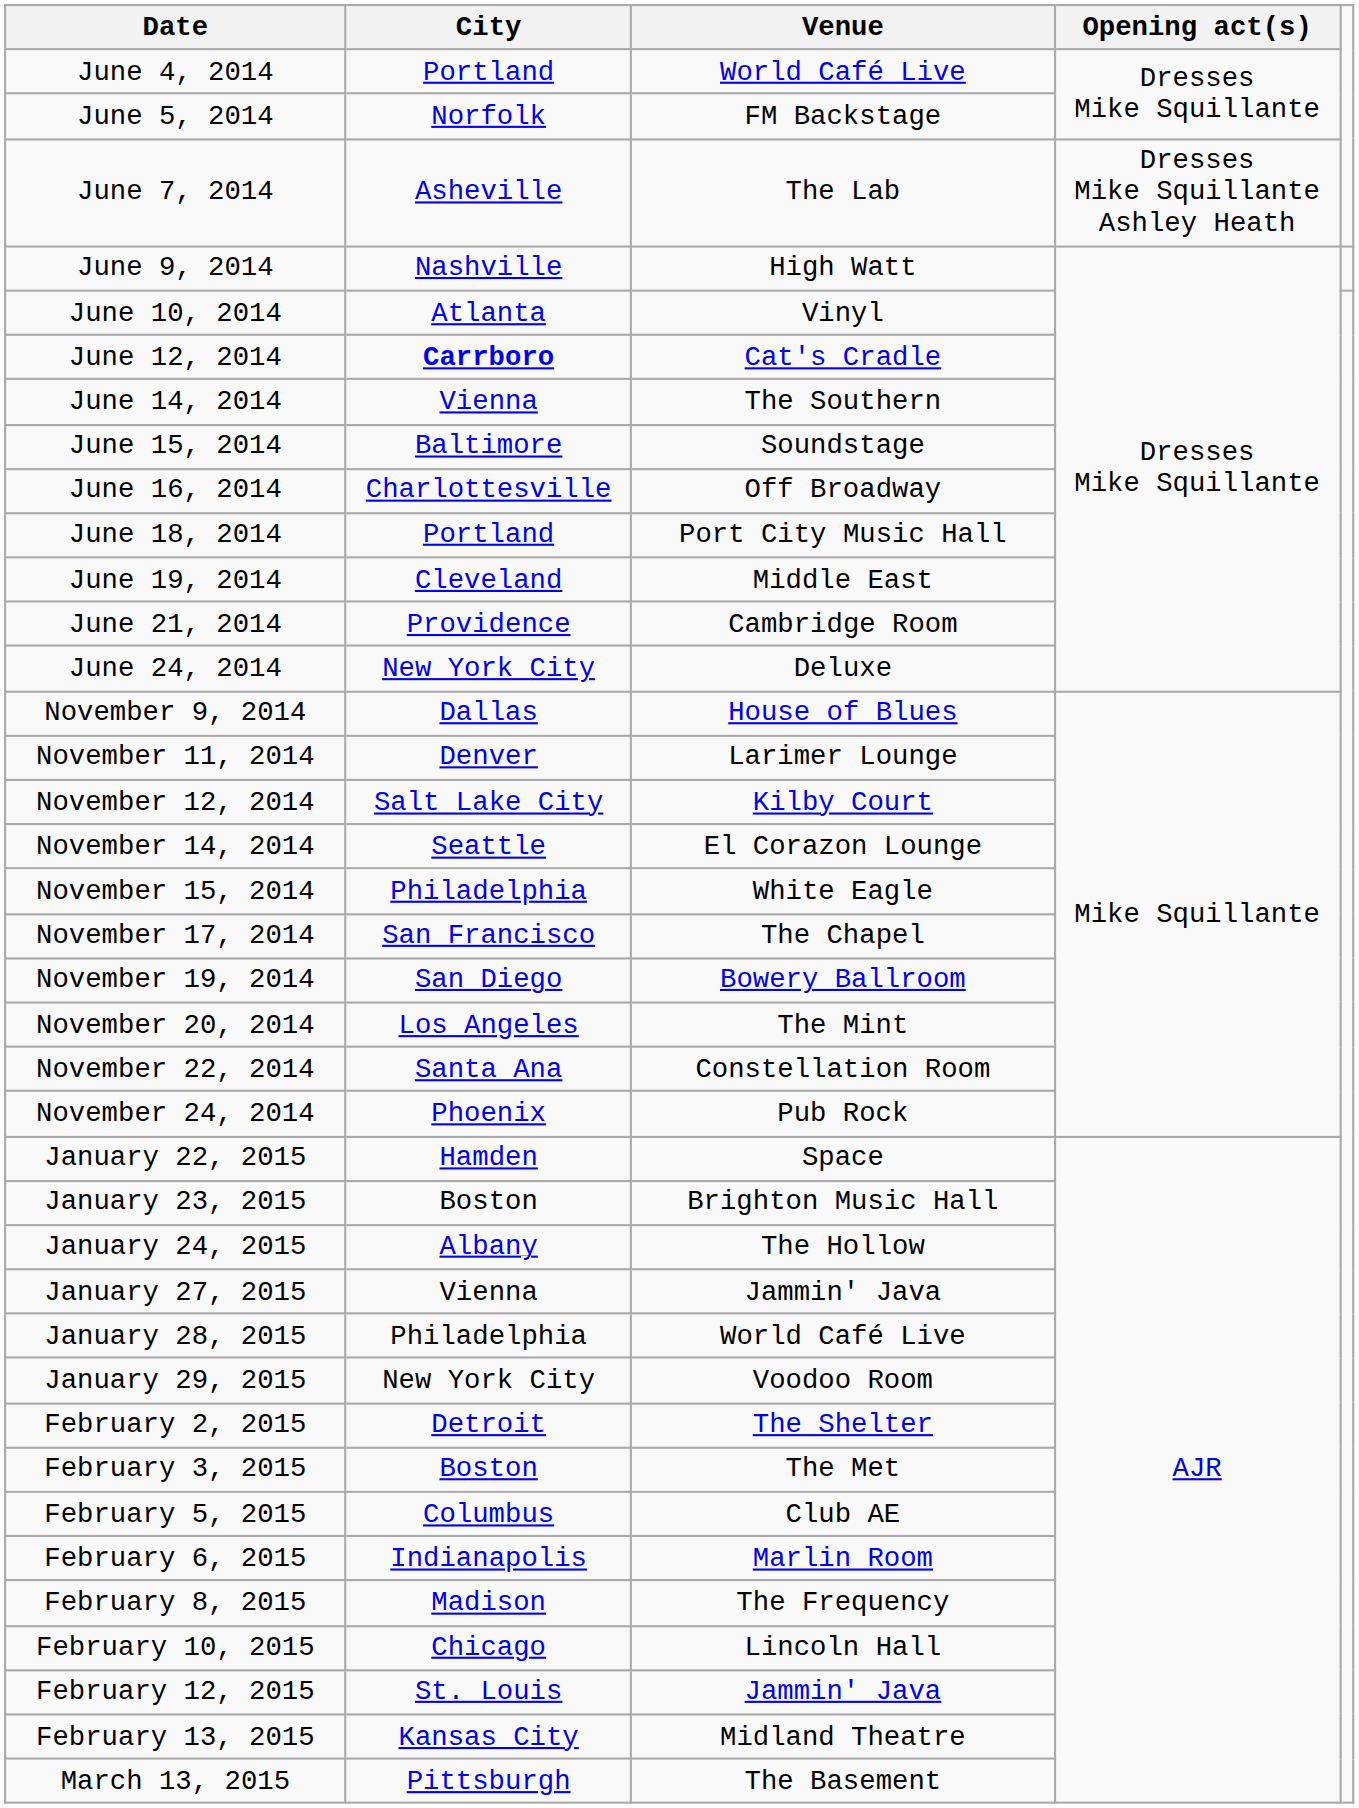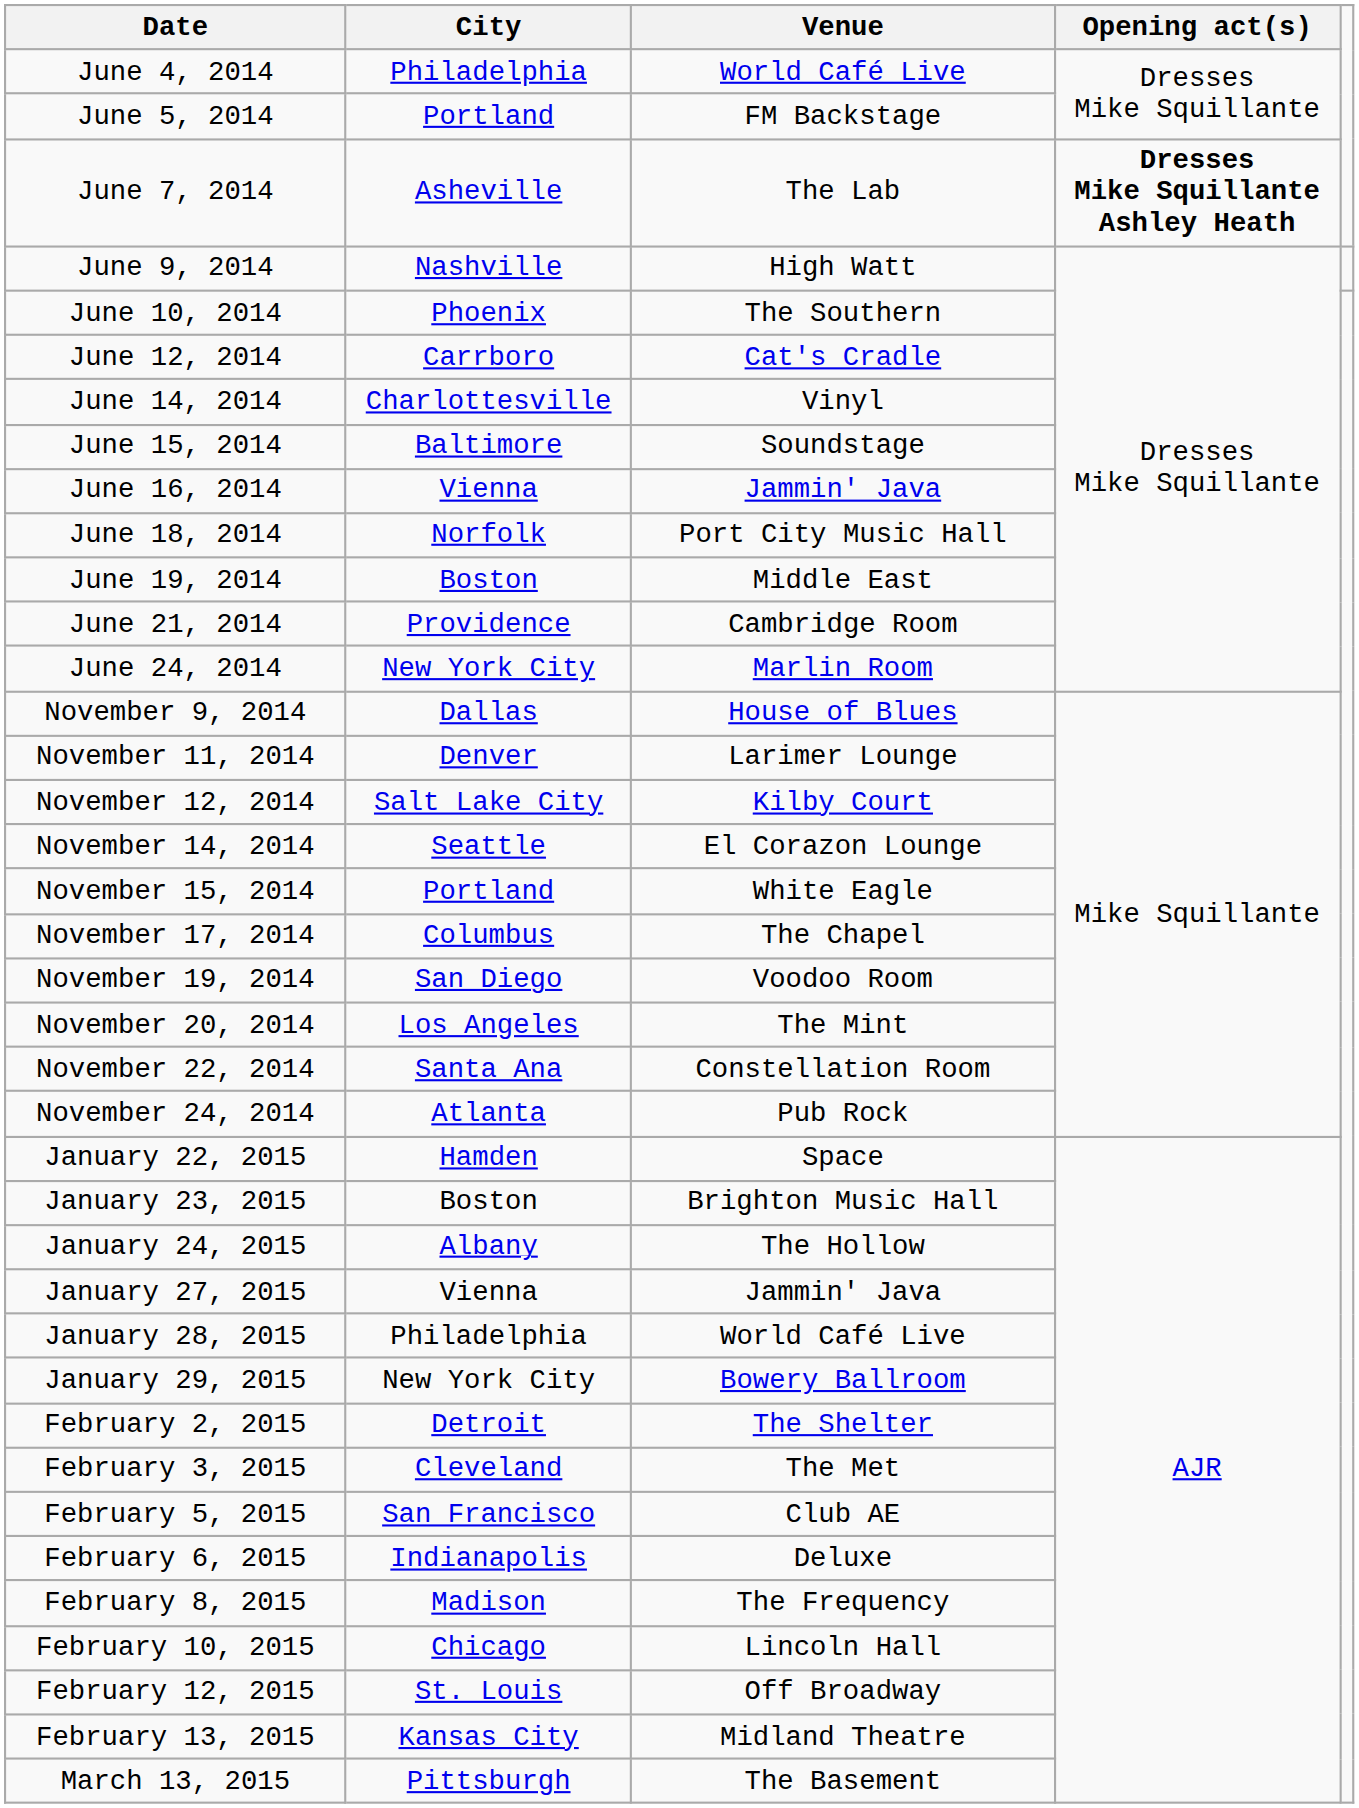(489, 72) Portland -> (489, 72) Philadelphia
(489, 116) Norfolk -> (489, 116) Portland
(1197, 192) normal -> (1197, 192) bold
(489, 313) Atlanta -> (489, 313) Phoenix
(843, 313) Vinyl -> (843, 313) The Southern
(489, 357) bold -> (489, 357) normal
(489, 402) Vienna -> (489, 402) Charlottesville
(843, 402) The Southern -> (843, 402) Vinyl
(489, 491) Charlottesville -> (489, 491) Vienna
(843, 491) Off Broadway -> (843, 491) Jammin' Java
(489, 535) Portland -> (489, 535) Norfolk
(489, 580) Cleveland -> (489, 580) Boston
(843, 669) Deluxe -> (843, 669) Marlin Room
(489, 891) Philadelphia -> (489, 891) Portland
(489, 936) San Francisco -> (489, 936) Columbus
(843, 980) Bowery Ballroom -> (843, 980) Voodoo Room
(489, 1114) Phoenix -> (489, 1114) Atlanta
(843, 1381) Voodoo Room -> (843, 1381) Bowery Ballroom
(489, 1470) Boston -> (489, 1470) Cleveland
(489, 1514) Columbus -> (489, 1514) San Francisco
(843, 1559) Marlin Room -> (843, 1559) Deluxe
(843, 1692) Jammin' Java -> (843, 1692) Off Broadway
